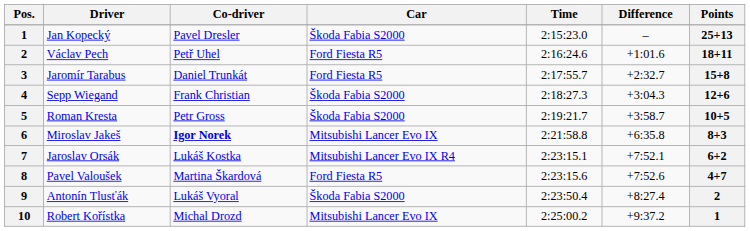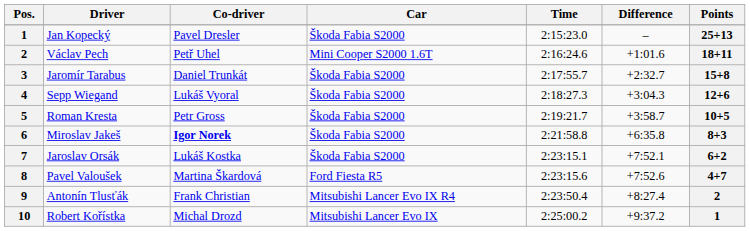(346, 55) Ford Fiesta R5 -> (371, 55) Mini Cooper S2000 1.6T
(346, 75) Ford Fiesta R5 -> (357, 75) Škoda Fabia S2000
(212, 95) Frank Christian -> (206, 95) Lukáš Vyoral
(374, 136) Mitsubishi Lancer Evo IX -> (357, 136) Škoda Fabia S2000
(382, 156) Mitsubishi Lancer Evo IX R4 -> (357, 156) Škoda Fabia S2000
(206, 196) Lukáš Vyoral -> (212, 196) Frank Christian
(357, 196) Škoda Fabia S2000 -> (382, 196) Mitsubishi Lancer Evo IX R4
